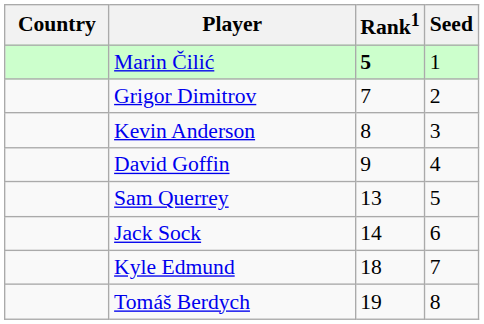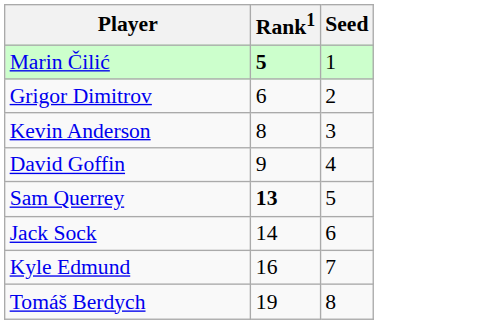- column: (57, 24)
(366, 95) 7 -> (261, 95) 6
(371, 198) normal -> (267, 198) bold
(371, 267) 18 -> (267, 267) 16
